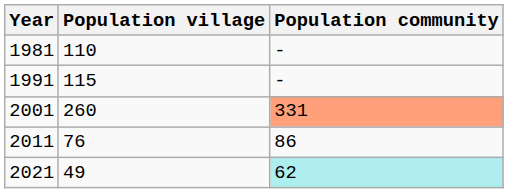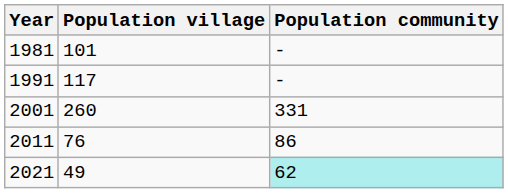(80, 50) 110 -> (80, 50) 101
(80, 81) 115 -> (80, 81) 117
(291, 112) lightsalmon background -> (291, 112) no background
